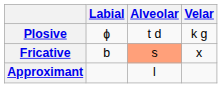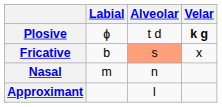(199, 33) normal -> (199, 33) bold
+ row: (45, 72)
